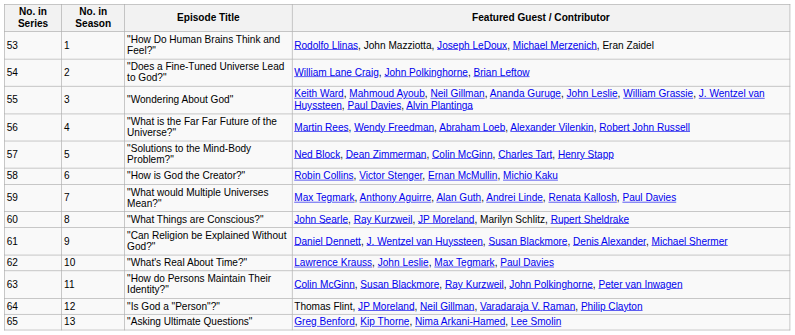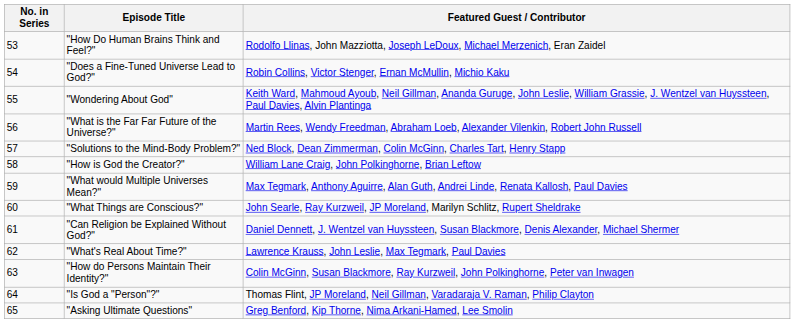- column: (93, 18)
(412, 72) William Lane Craig, John Polkinghorne, Brian Leftow -> (378, 72) Robin Collins, Victor Stenger, Ernan McMullin, Michio Kaku
(426, 176) Robin Collins, Victor Stenger, Ernan McMullin, Michio Kaku -> (363, 165) William Lane Craig, John Polkinghorne, Brian Leftow
